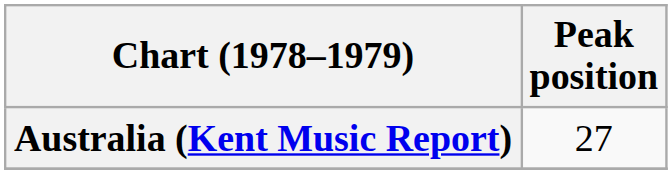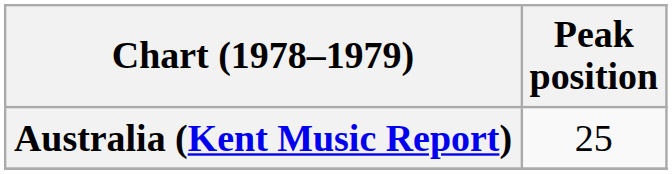(594, 137) 27 -> (594, 137) 25
